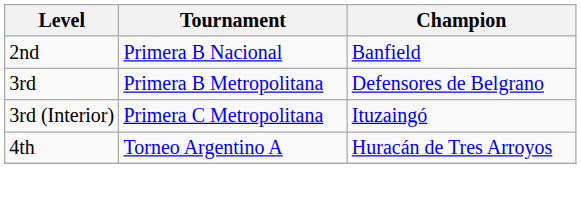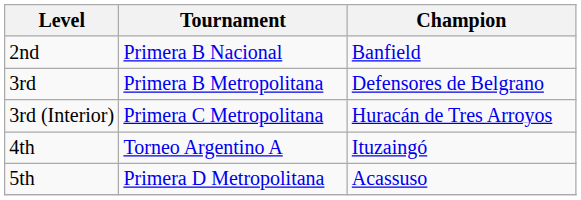(390, 115) Ituzaingó -> (452, 115) Huracán de Tres Arroyos
(452, 147) Huracán de Tres Arroyos -> (390, 147) Ituzaingó
+ row: (22, 178)
